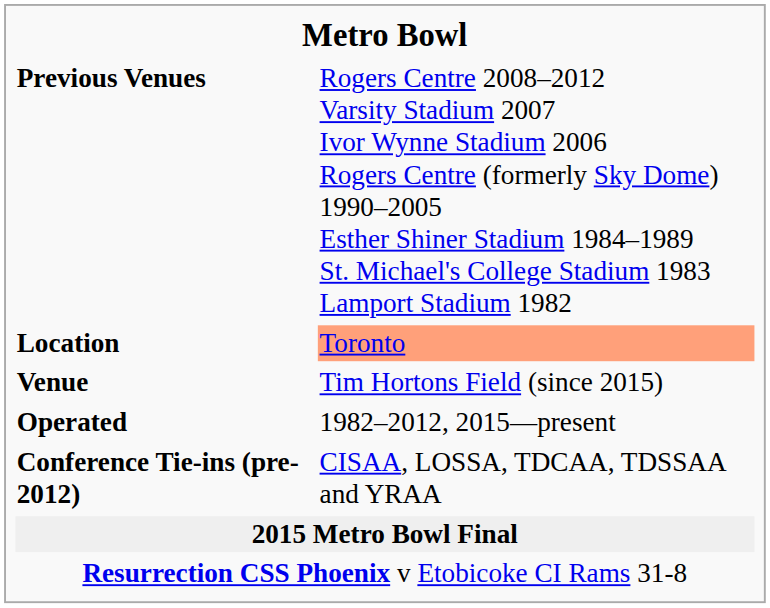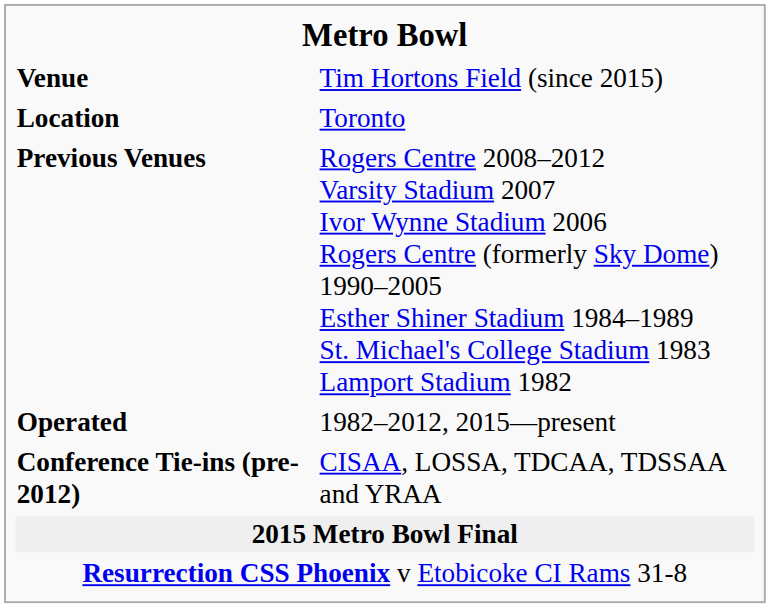rows swapped: (53, 382) <-> (111, 77)
(362, 342) lightsalmon background -> (362, 117) no background
